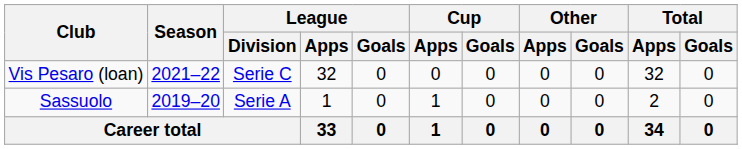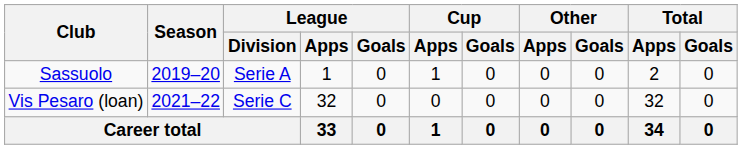rows swapped: (76, 102) <-> (76, 74)
